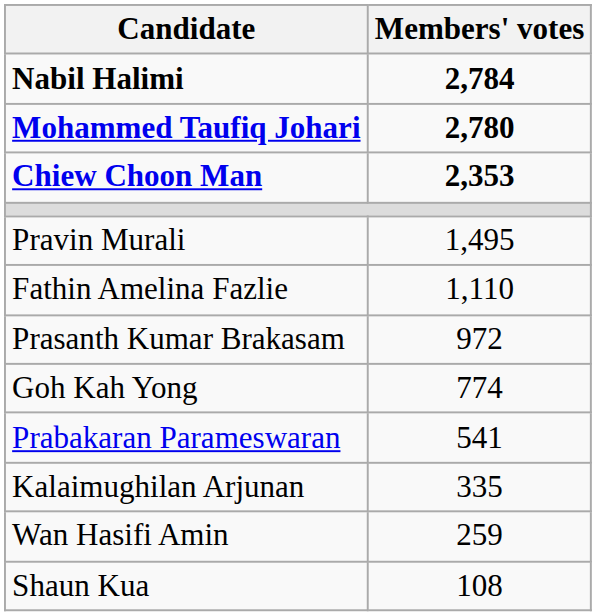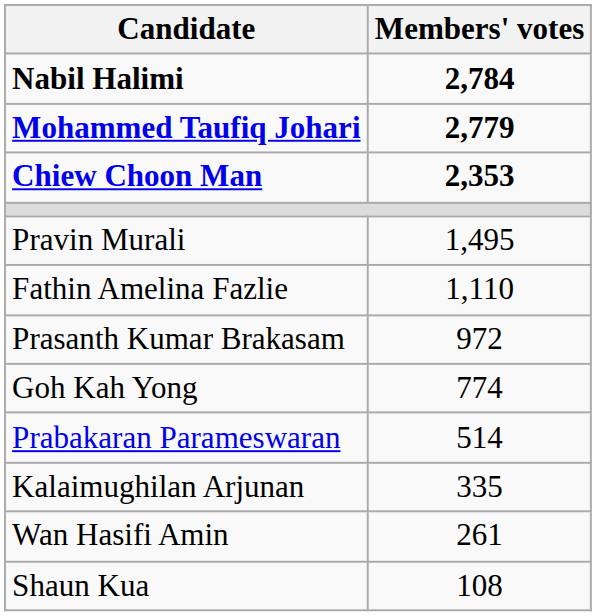(480, 127) 2,780 -> (480, 127) 2,779
(480, 437) 541 -> (480, 437) 514
(480, 535) 259 -> (480, 535) 261
